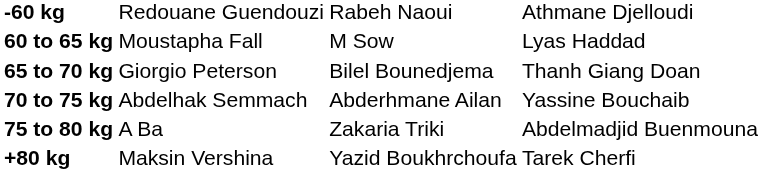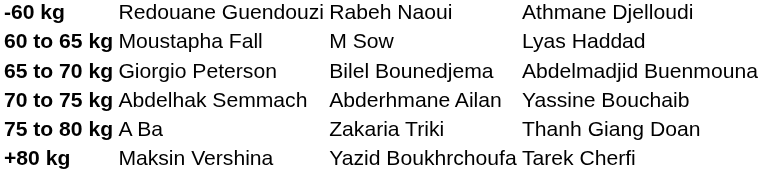(611, 70) Thanh Giang Doan -> (640, 70) Abdelmadjid Buenmouna
(640, 128) Abdelmadjid Buenmouna -> (611, 128) Thanh Giang Doan
